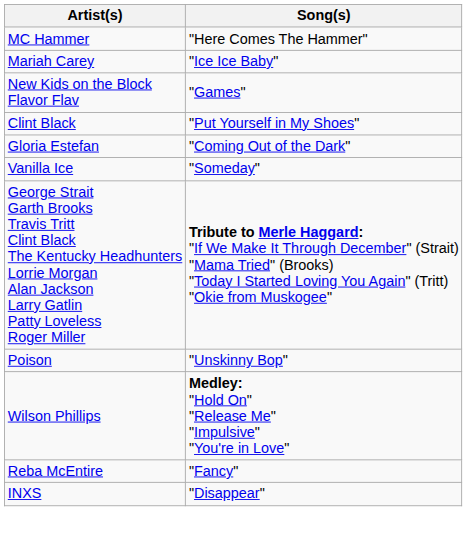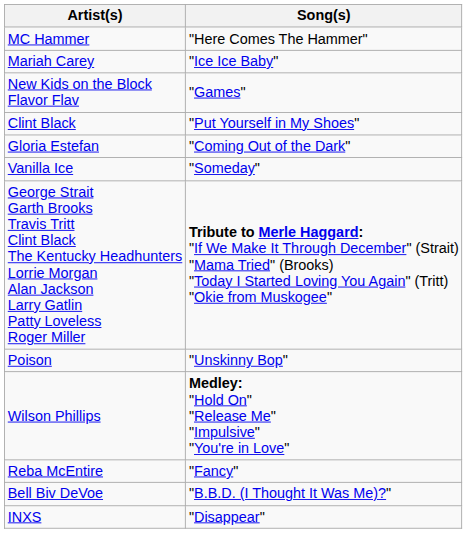+ row: (55, 493)
